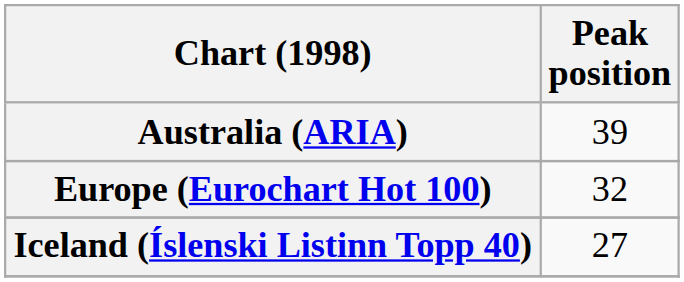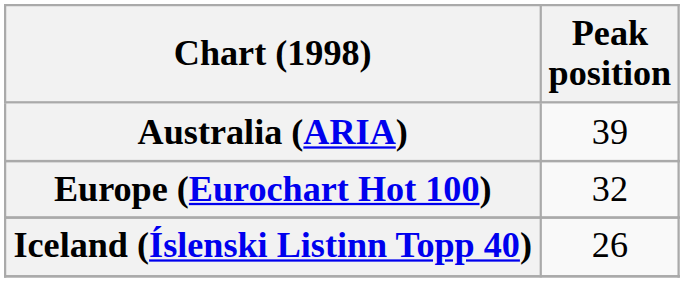(610, 245) 27 -> (610, 245) 26
